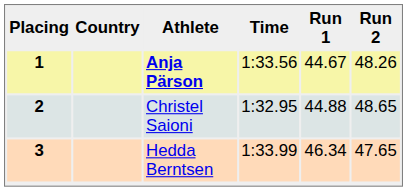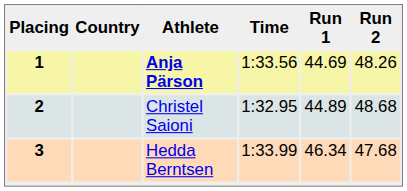(326, 62) 44.67 -> (326, 62) 44.69
(326, 106) 44.88 -> (326, 106) 44.89
(376, 106) 48.65 -> (376, 106) 48.68
(376, 150) 47.65 -> (376, 150) 47.68
